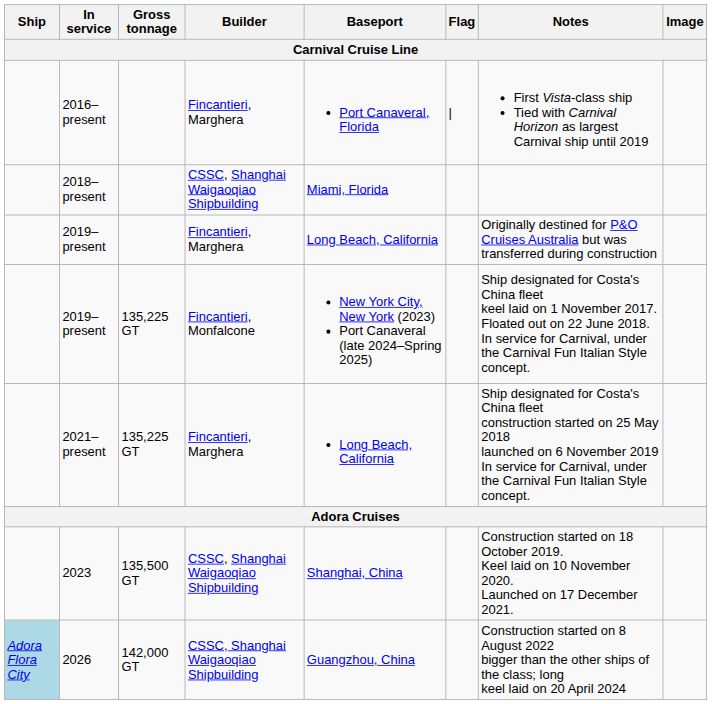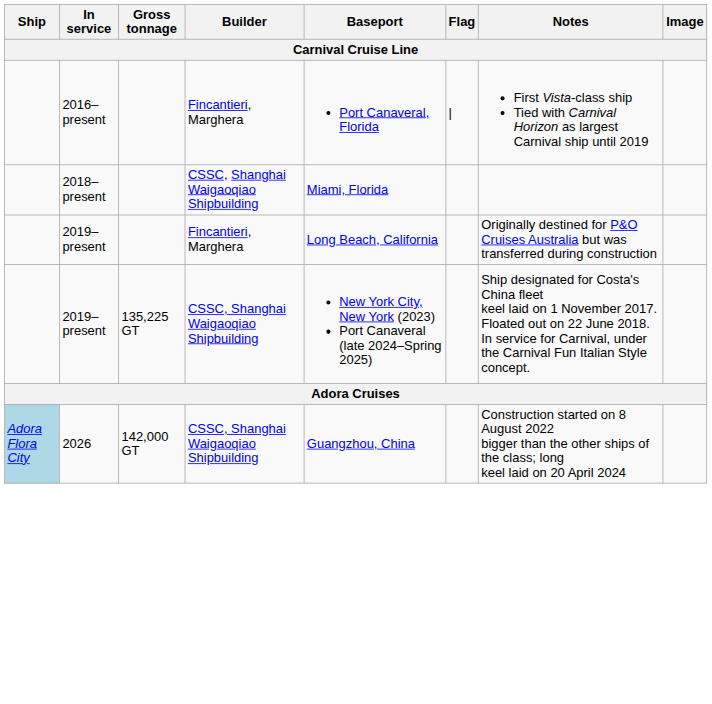(221, 324) Fincantieri, Monfalcone -> (237, 324) CSSC, Shanghai Waigaoqiao Shipbuilding
- row: (84, 445)
- row: (77, 573)
